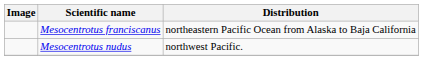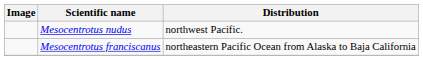rows swapped: (100, 30) <-> (86, 47)
